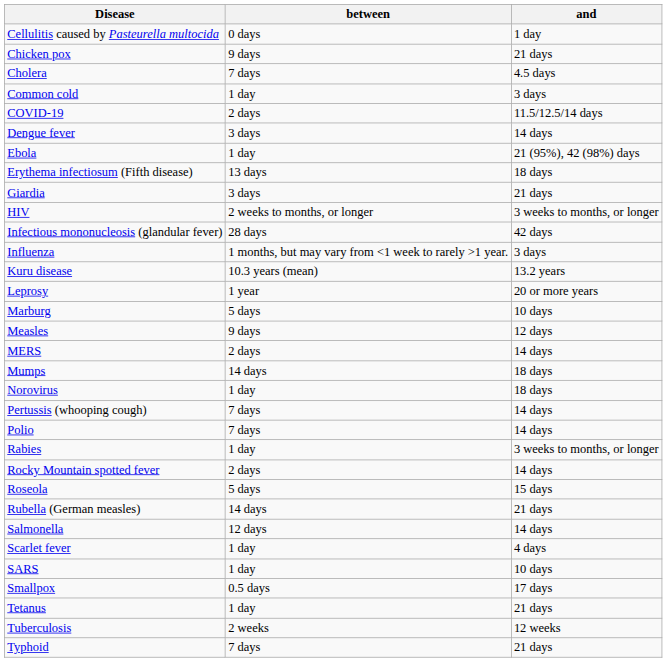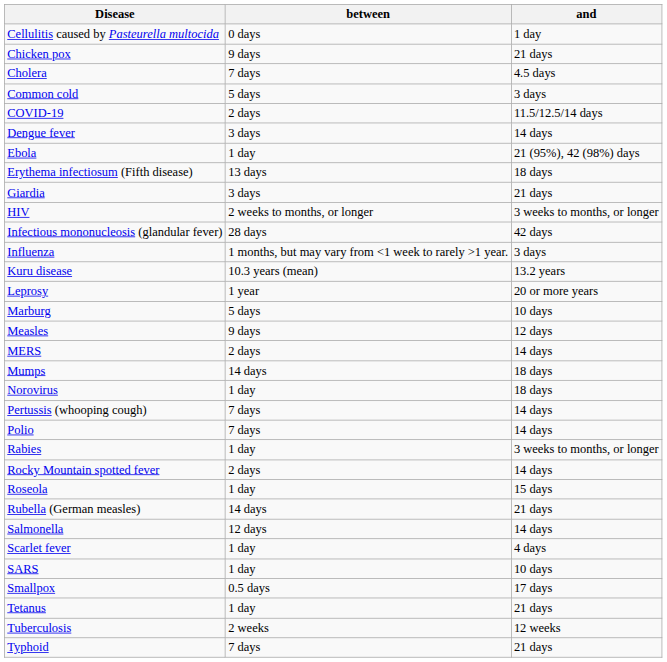(242, 93) 1 day -> (244, 93) 5 days
(244, 489) 5 days -> (242, 489) 1 day
